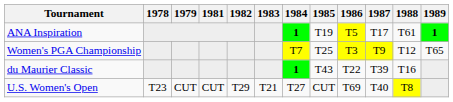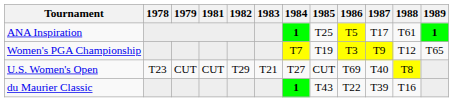(324, 32) T19 -> (324, 32) T25
(324, 51) T25 -> (324, 51) T19
rows swapped: (52, 88) <-> (50, 69)
